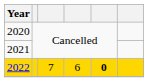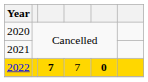(51, 67) normal -> (51, 67) bold
(77, 67) 6 -> (77, 67) 7
